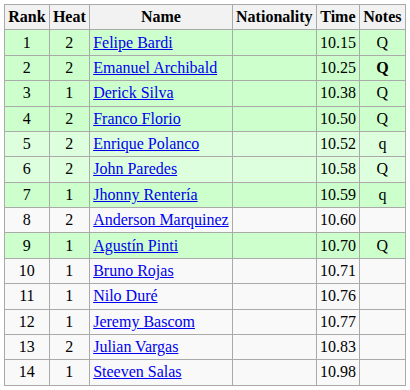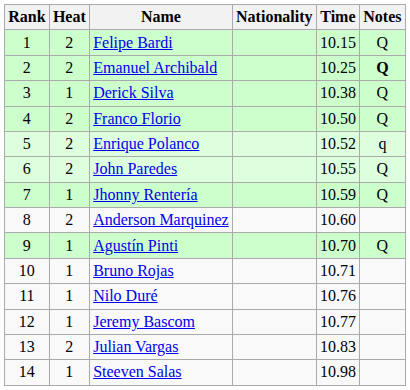(338, 169) 10.58 -> (338, 169) 10.55
(382, 194) q -> (382, 194) Q
